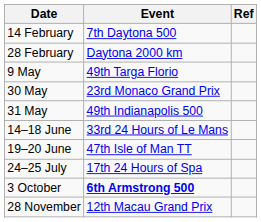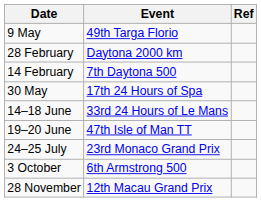rows swapped: (40, 33) <-> (24, 72)
(153, 91) 23rd Monaco Grand Prix -> (144, 91) 17th 24 Hours of Spa
- row: (27, 110)
(144, 168) 17th 24 Hours of Spa -> (153, 149) 23rd Monaco Grand Prix
(140, 187) bold -> (137, 168) normal
